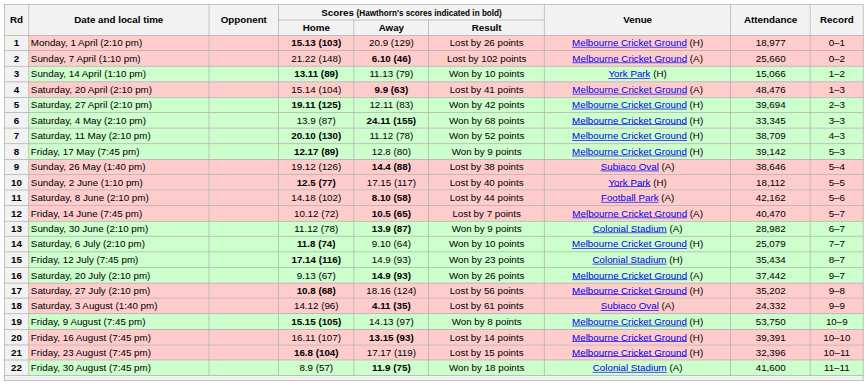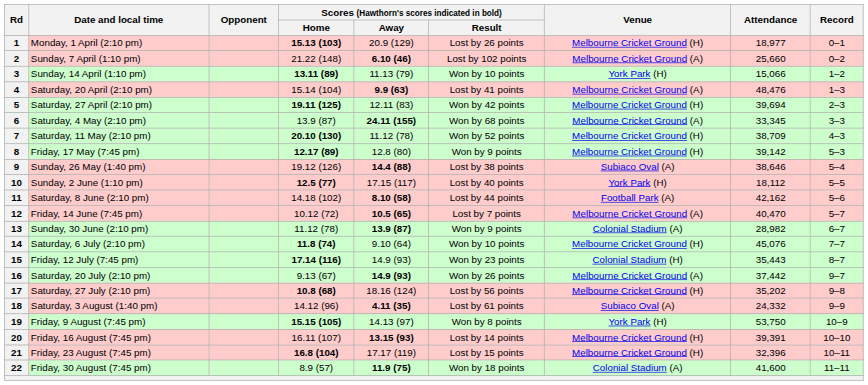(638, 121) Melbourne Cricket Ground (H) -> (638, 121) Melbourne Cricket Ground (A)
(771, 245) 25,079 -> (771, 245) 45,076
(771, 260) 35,434 -> (771, 260) 35,443
(638, 322) Melbourne Cricket Ground (H) -> (638, 322) York Park (H)
